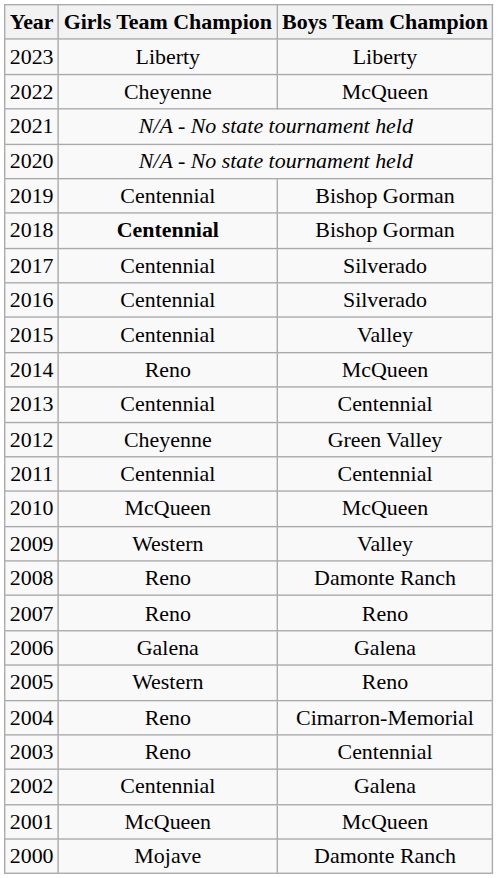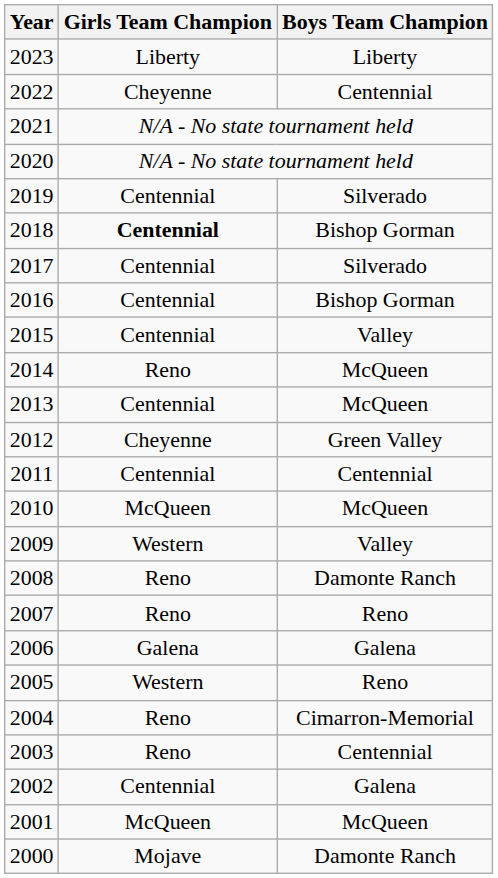(385, 91) McQueen -> (385, 91) Centennial
(385, 195) Bishop Gorman -> (385, 195) Silverado
(385, 299) Silverado -> (385, 299) Bishop Gorman
(385, 404) Centennial -> (385, 404) McQueen
